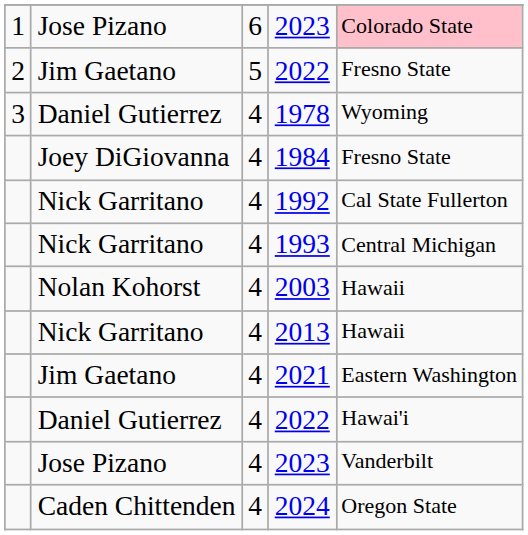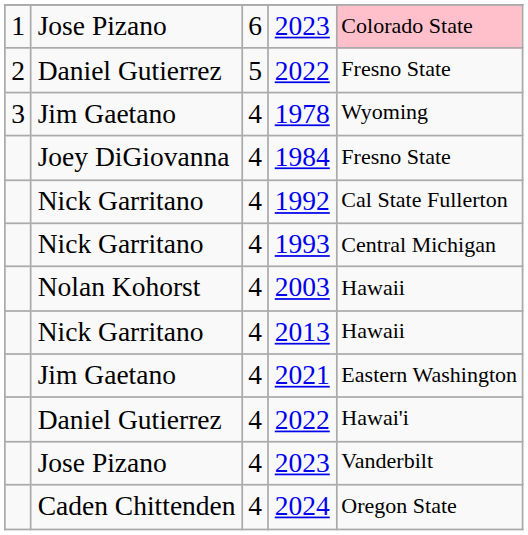(107, 69) Jim Gaetano -> (130, 69) Daniel Gutierrez
(130, 113) Daniel Gutierrez -> (107, 113) Jim Gaetano
